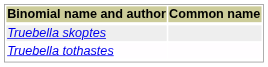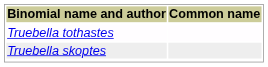rows swapped: (57, 33) <-> (60, 50)
